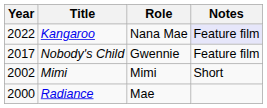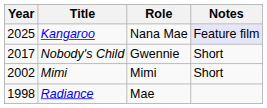(21, 34) 2022 -> (21, 34) 2025
(226, 53) Feature film -> (208, 53) Short
(21, 93) 2000 -> (21, 93) 1998
